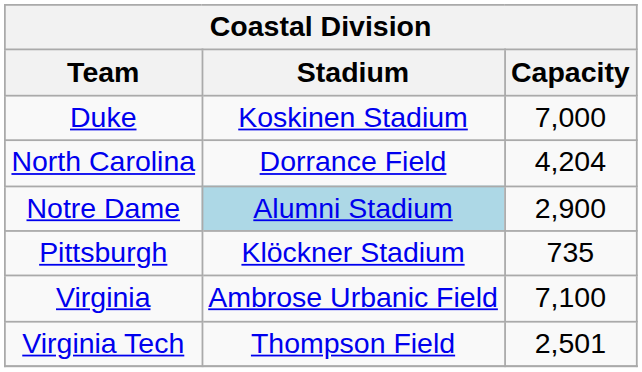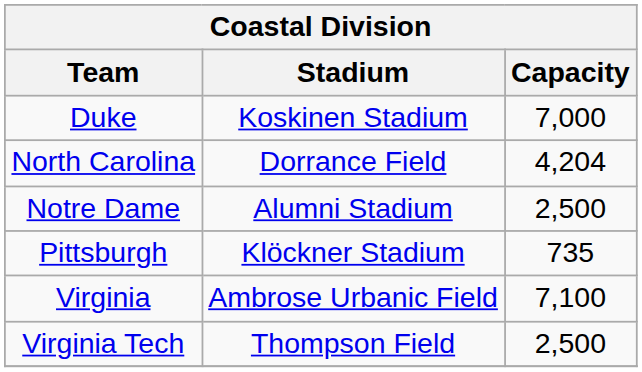(353, 207) lightblue background -> (353, 207) no background
(570, 207) 2,900 -> (570, 207) 2,500
(570, 343) 2,501 -> (570, 343) 2,500
